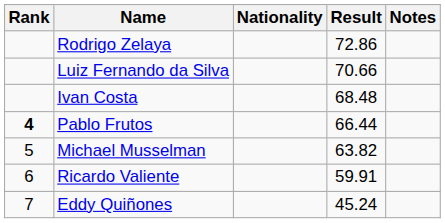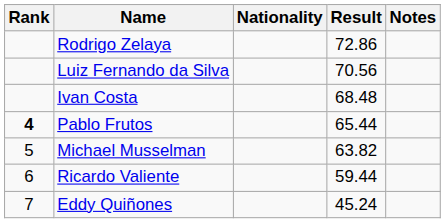(356, 71) 70.66 -> (356, 71) 70.56
(356, 124) 66.44 -> (356, 124) 65.44
(356, 177) 59.91 -> (356, 177) 59.44
